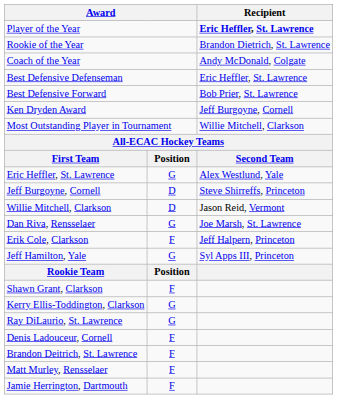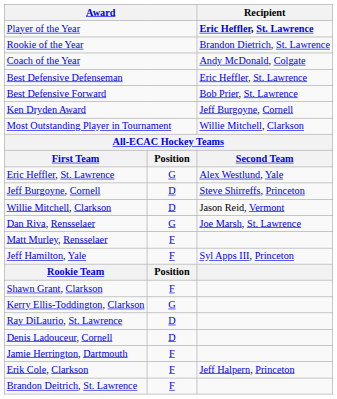rows swapped: (47, 239) <-> (57, 369)
(172, 256) G -> (172, 256) F
(172, 321) G -> (172, 321) D
(172, 337) F -> (172, 337) D
rows swapped: (67, 386) <-> (72, 353)
